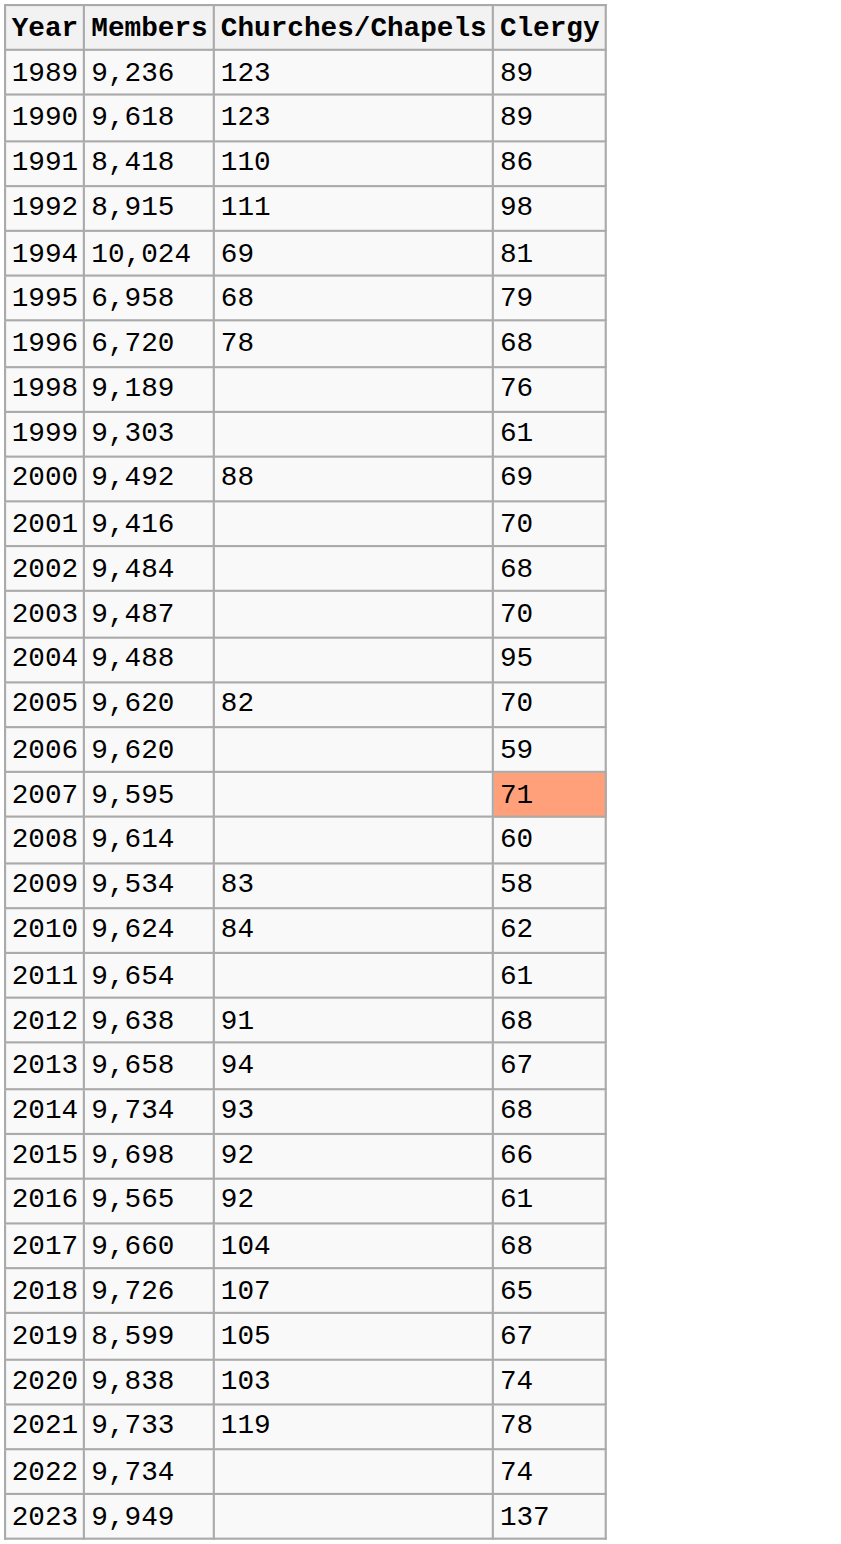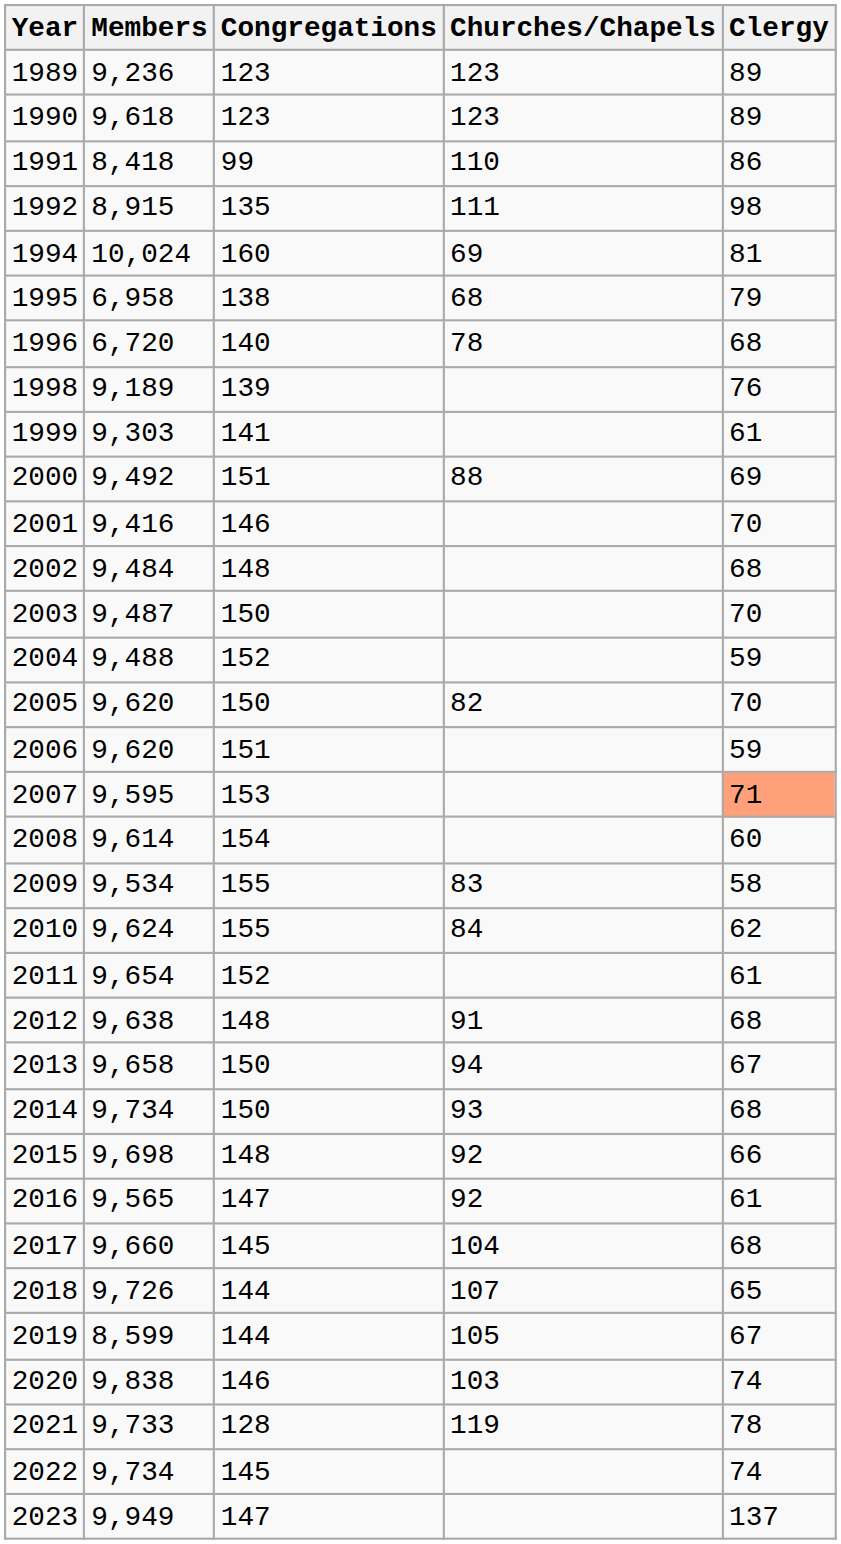+ column: (329, 28)
(517, 659) 95 -> (746, 659) 59
